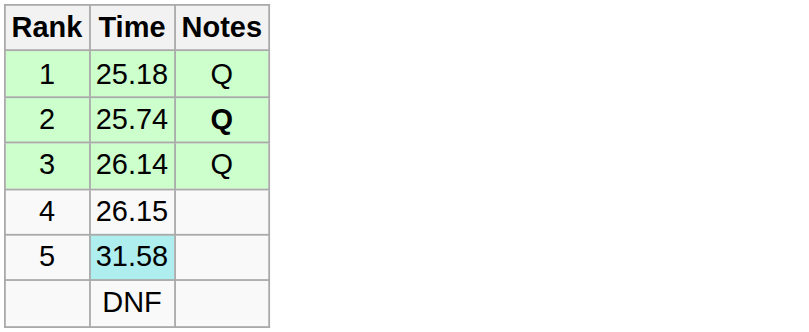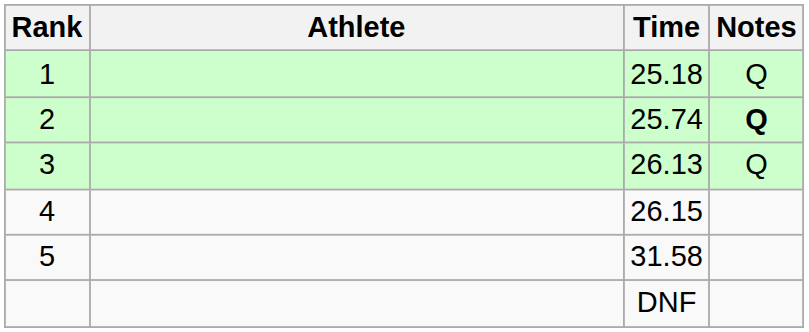+ column: (356, 27)
(132, 165) 26.14 -> (667, 165) 26.13
(132, 257) paleturquoise background -> (667, 257) no background
